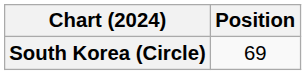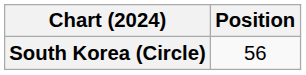(255, 52) 69 -> (255, 52) 56
